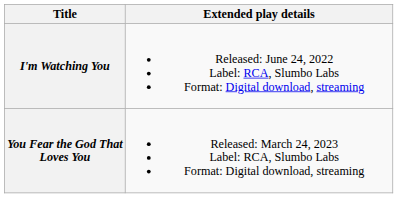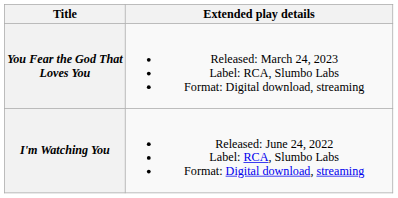rows swapped: (65, 66) <-> (65, 150)
